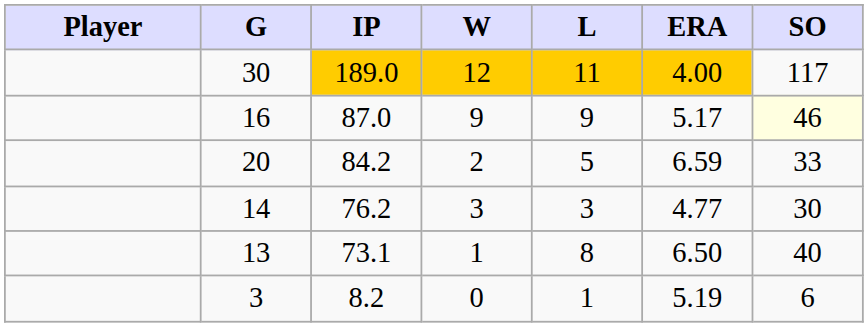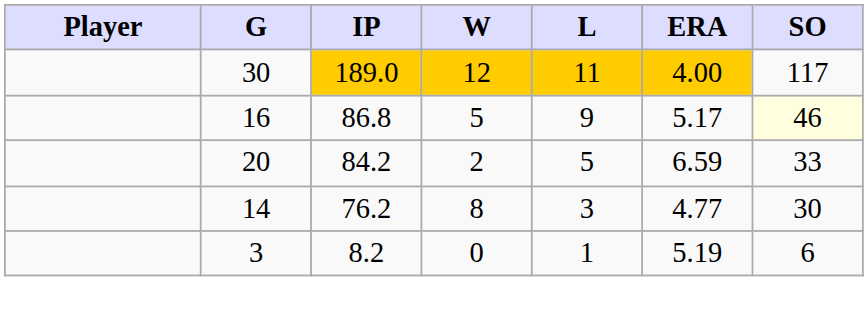(366, 117) 87.0 -> (366, 117) 86.8
(477, 117) 9 -> (477, 117) 5
(477, 207) 3 -> (477, 207) 8
- row: (256, 252)
